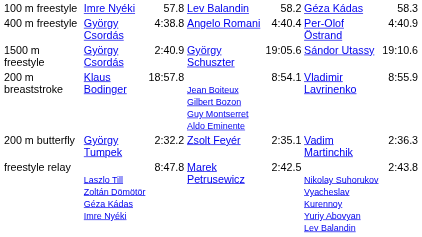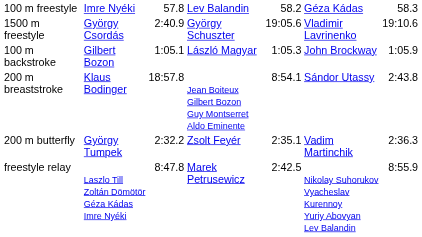- row: (41, 23)
(339, 50) Sándor Utassy -> (330, 29) Vladimir Lavrinenko
+ row: (30, 56)
(330, 83) Vladimir Lavrinenko -> (339, 77) Sándor Utassy
(403, 77) 8:55.9 -> (403, 77) 2:43.8
(403, 167) 2:43.8 -> (403, 167) 8:55.9
